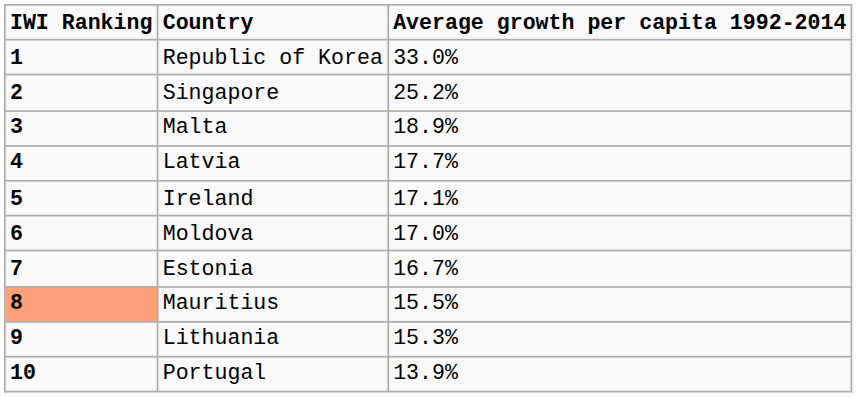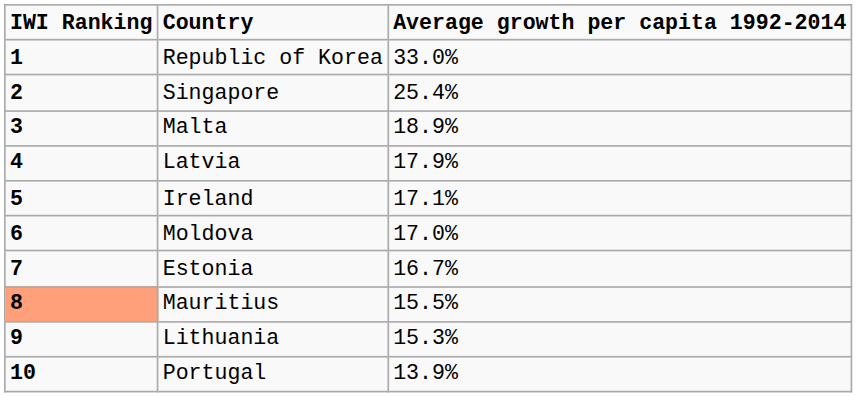(426, 93) 25.2% -> (426, 93) 25.4%
(426, 163) 17.7% -> (426, 163) 17.9%
